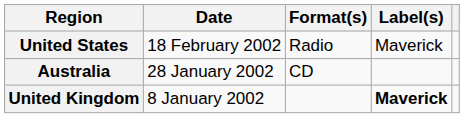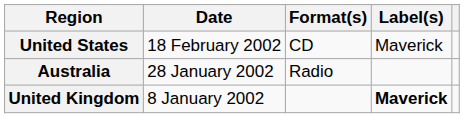(311, 44) Radio -> (301, 44) CD
(301, 71) CD -> (311, 71) Radio
